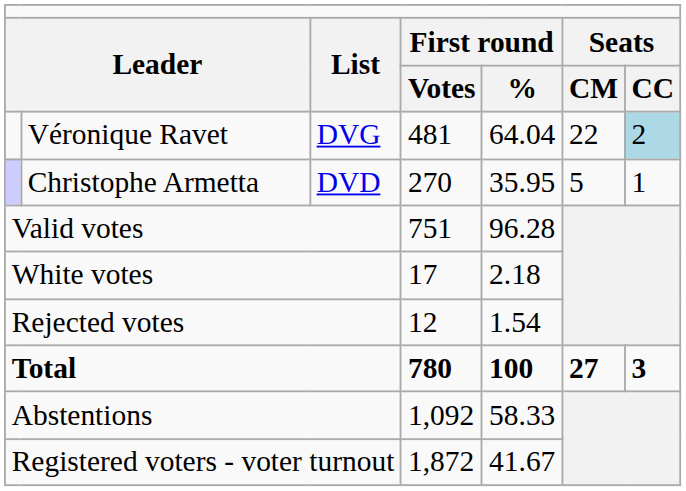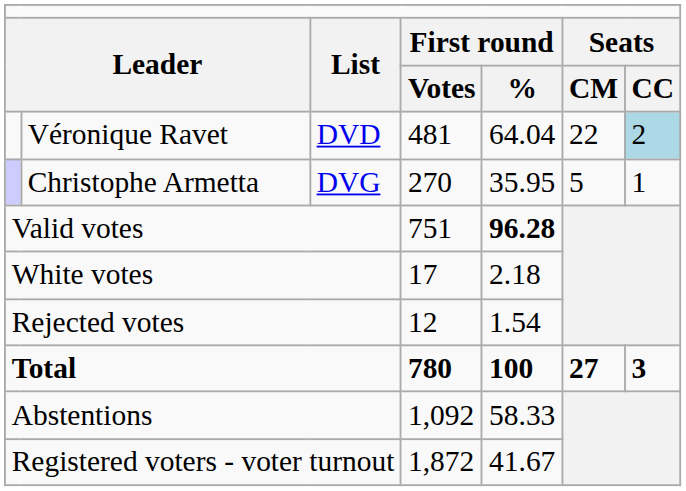(349, 134) DVG -> (349, 134) DVD
(349, 181) DVD -> (349, 181) DVG
(522, 228) normal -> (522, 228) bold
